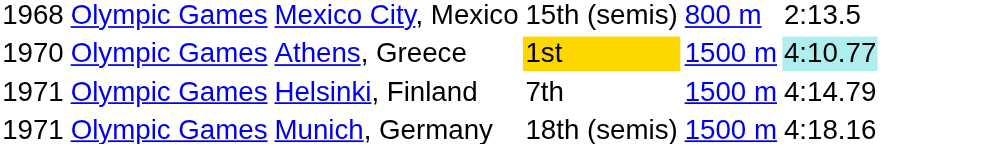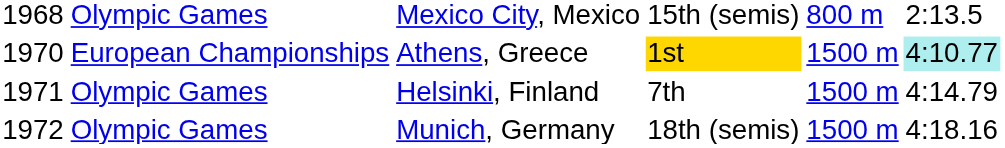(169, 53) Olympic Games -> (230, 53) European Championships
(33, 129) 1971 -> (33, 129) 1972
